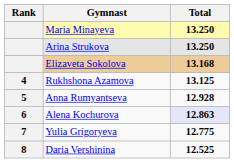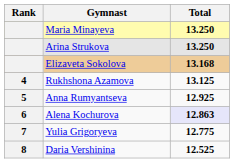(200, 98) 12.928 -> (200, 98) 12.925
